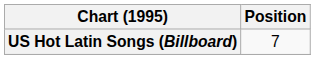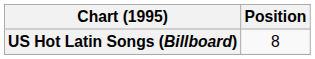(275, 41) 7 -> (275, 41) 8
